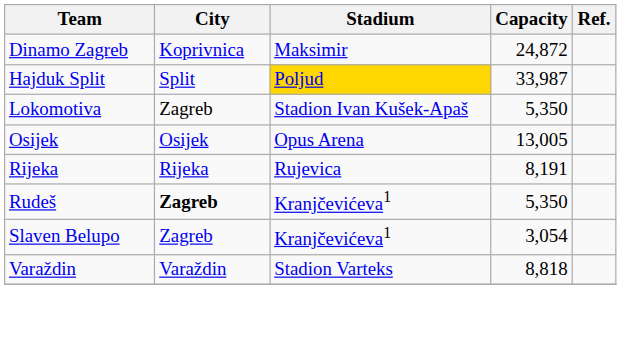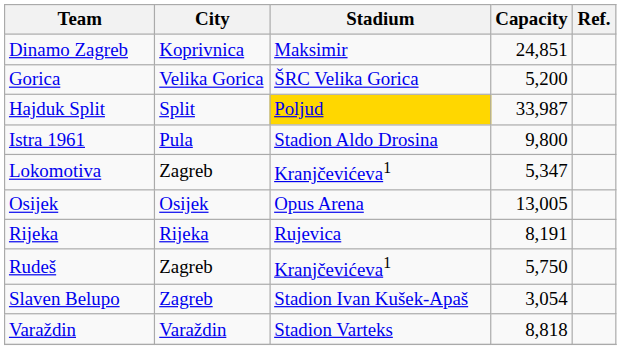(542, 49) 24,872 -> (542, 49) 24,851
+ row: (35, 79)
+ row: (47, 139)
(371, 109) Stadion Ivan Kušek-Apaš -> (333, 171) Kranjčevićeva1
(546, 109) 5,350 -> (546, 171) 5,347
(188, 201) bold -> (186, 266) normal
(546, 201) 5,350 -> (546, 266) 5,750
(333, 236) Kranjčevićeva1 -> (371, 299) Stadion Ivan Kušek-Apaš
